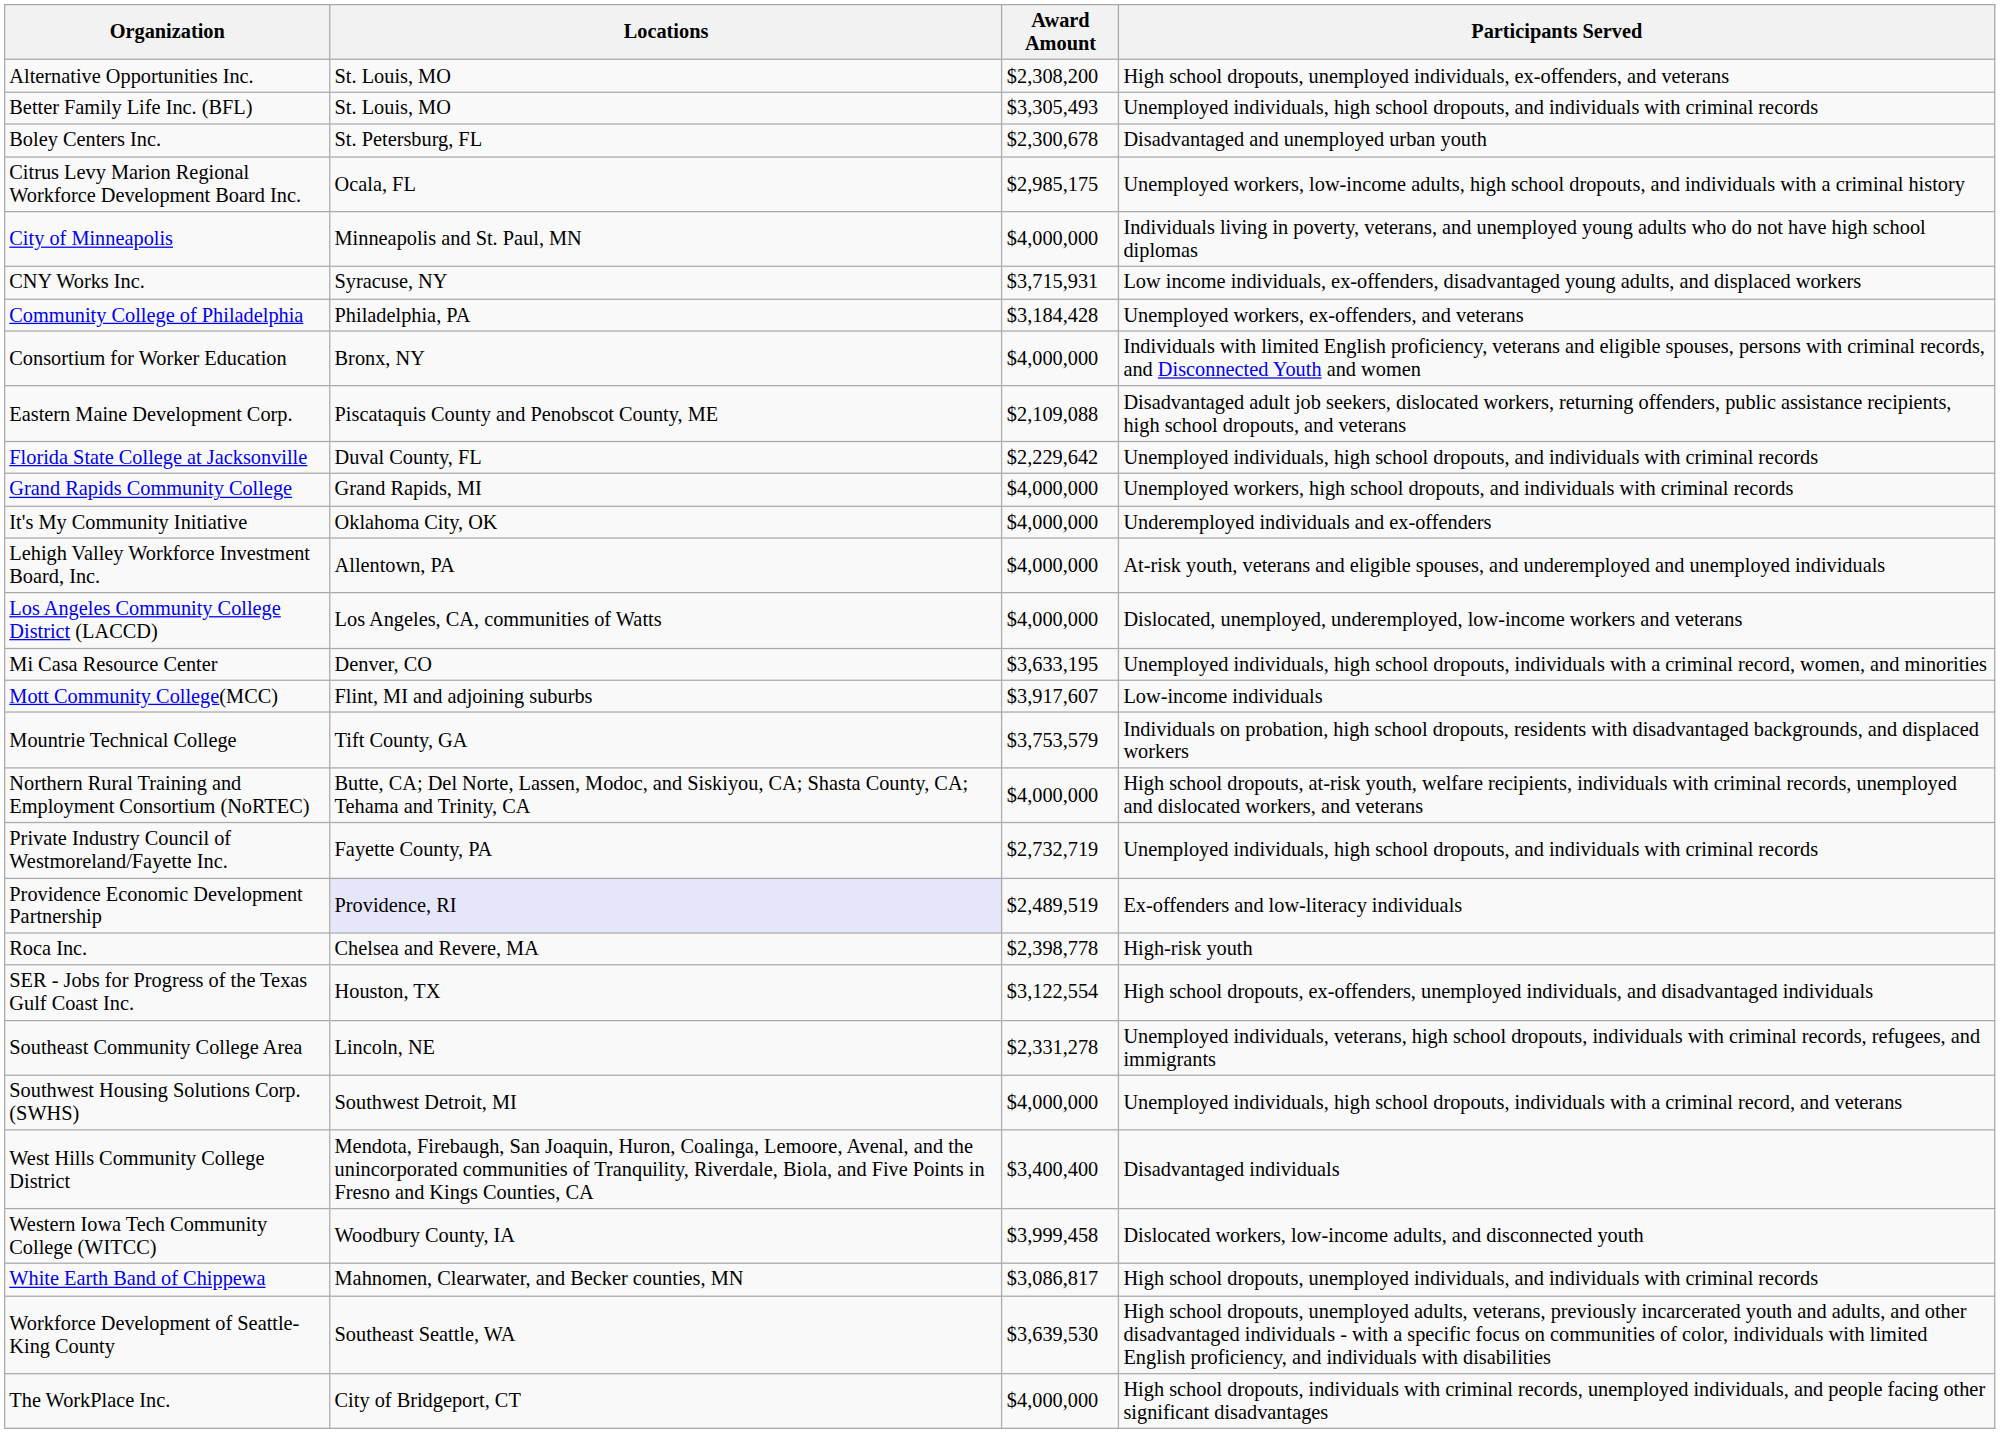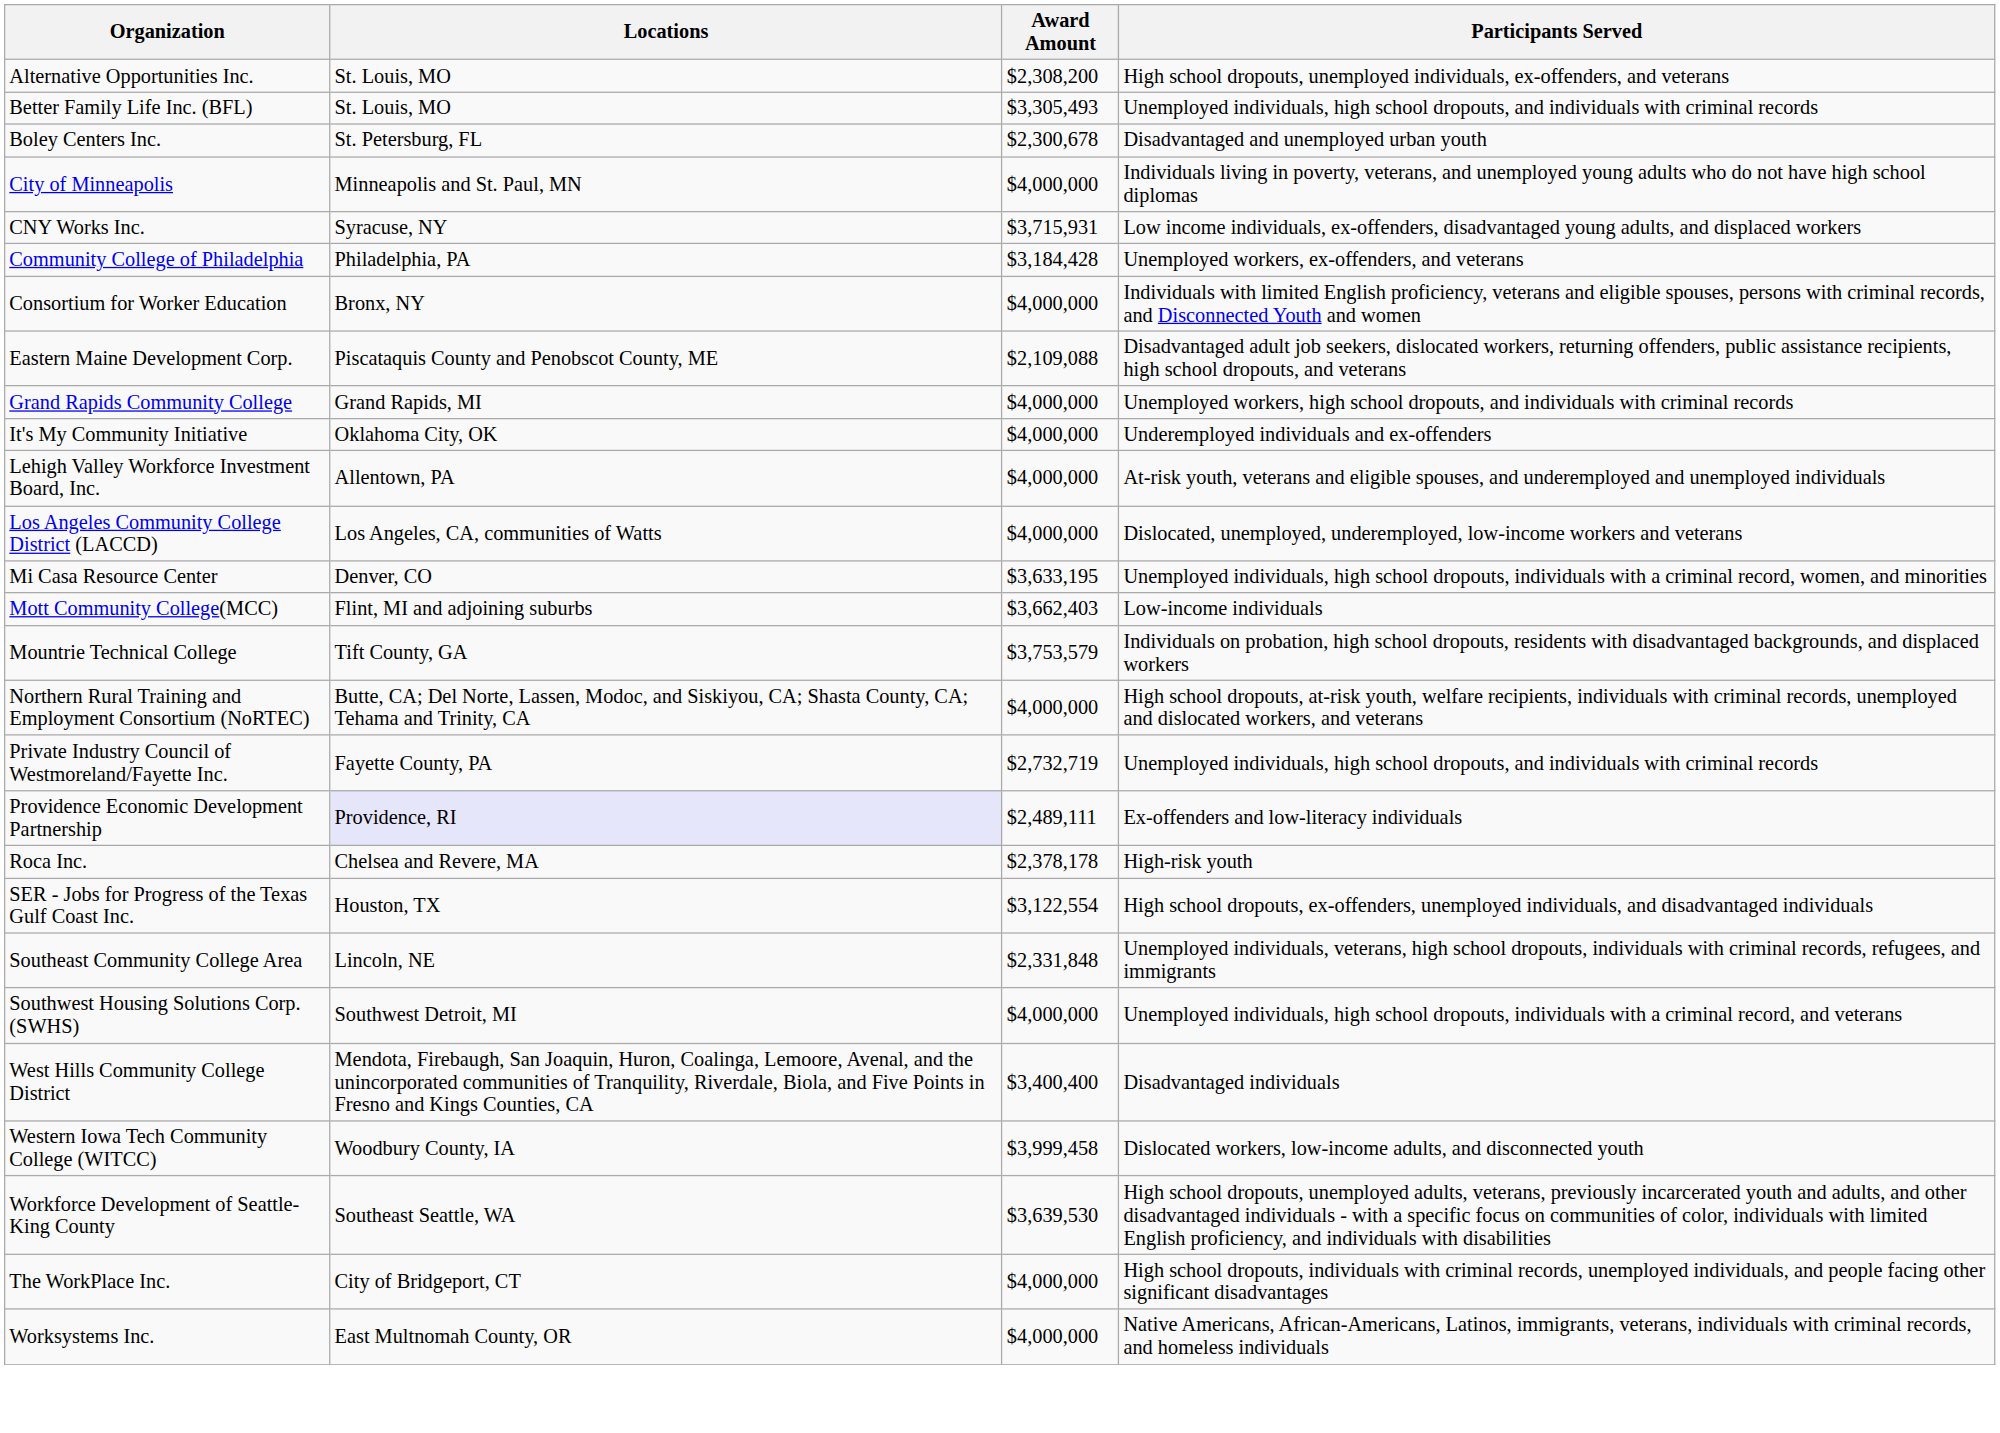- row: (155, 183)
- row: (158, 457)
(1053, 696) $3,917,607 -> (1053, 608) $3,662,403
(1053, 905) $2,489,519 -> (1052, 817) $2,489,111
(1053, 948) $2,398,778 -> (1053, 861) $2,378,178
(1053, 1047) $2,331,278 -> (1053, 960) $2,331,848
- row: (137, 1279)
+ row: (82, 1336)
